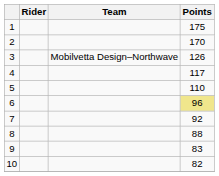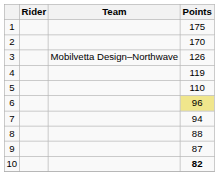(197, 73) 117 -> (197, 73) 119
(197, 118) 92 -> (197, 118) 94
(197, 149) 83 -> (197, 149) 87
(197, 164) normal -> (197, 164) bold
